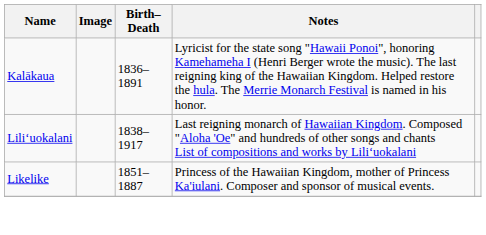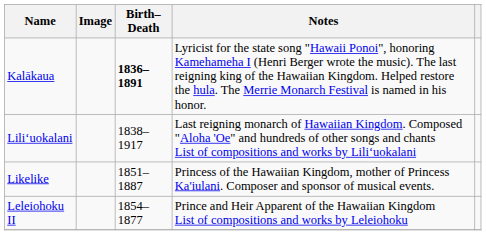(133, 76) normal -> (133, 76) bold
+ row: (36, 212)
